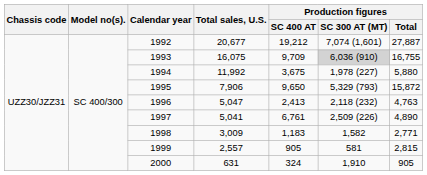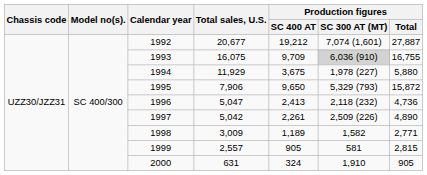(231, 72) 11,992 -> (231, 72) 11,929
(406, 102) 4,763 -> (406, 102) 4,736
(231, 117) 5,041 -> (231, 117) 5,042
(293, 117) 6,761 -> (293, 117) 2,261
(293, 132) 1,183 -> (293, 132) 1,189
